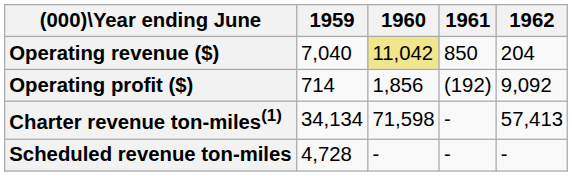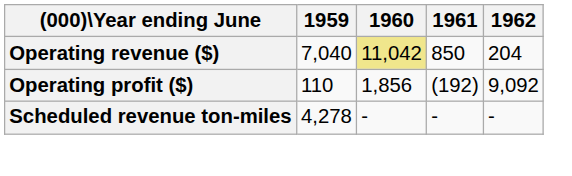(318, 85) 714 -> (317, 85) 110
- row: (146, 120)
(326, 155) 4,728 -> (326, 117) 4,278
